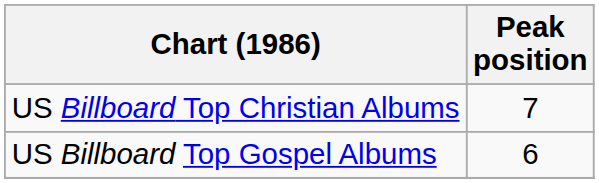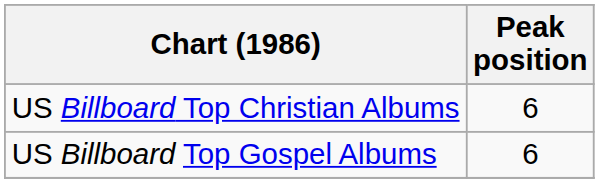(530, 107) 7 -> (530, 107) 6
